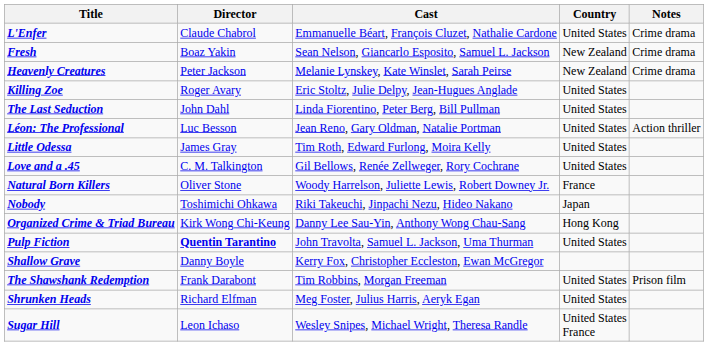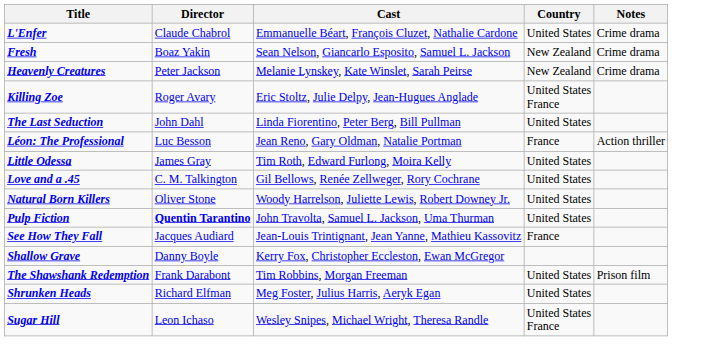(595, 90) United States -> (559, 96) United States France
(595, 128) United States -> (543, 141) France
(579, 185) France -> (559, 198) United States
- row: (26, 204)
- row: (91, 223)
+ row: (55, 236)
